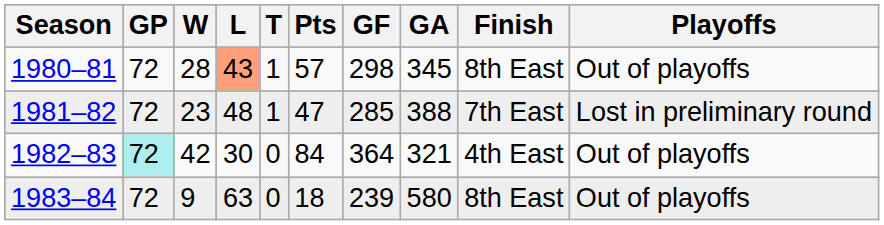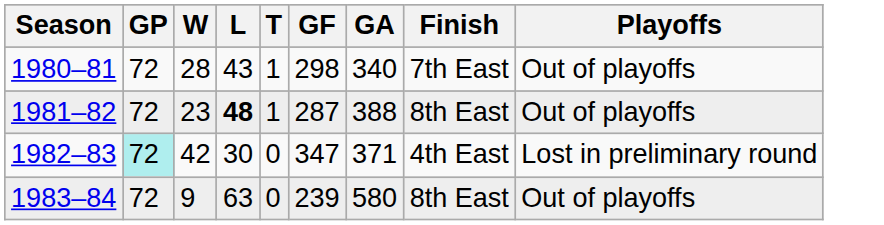- column: (315, 25)
(238, 68) lightsalmon background -> (238, 68) no background
(429, 68) 345 -> (375, 68) 340
(514, 68) 8th East -> (459, 68) 7th East
(238, 111) normal -> (238, 111) bold
(372, 111) 285 -> (317, 111) 287
(514, 111) 7th East -> (459, 111) 8th East
(724, 111) Lost in preliminary round -> (608, 111) Out of playoffs
(372, 154) 364 -> (317, 154) 347
(429, 154) 321 -> (375, 154) 371
(663, 154) Out of playoffs -> (669, 154) Lost in preliminary round
